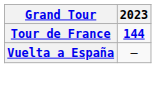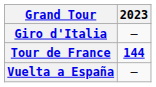+ row: (61, 33)
